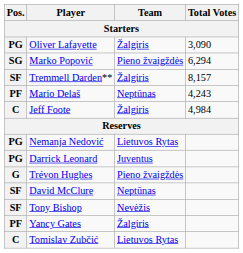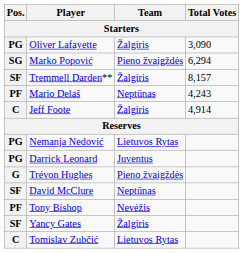(199, 110) 4,984 -> (199, 110) 4,914
(16, 207) SF -> (16, 207) PF
(16, 223) PF -> (16, 223) SF
